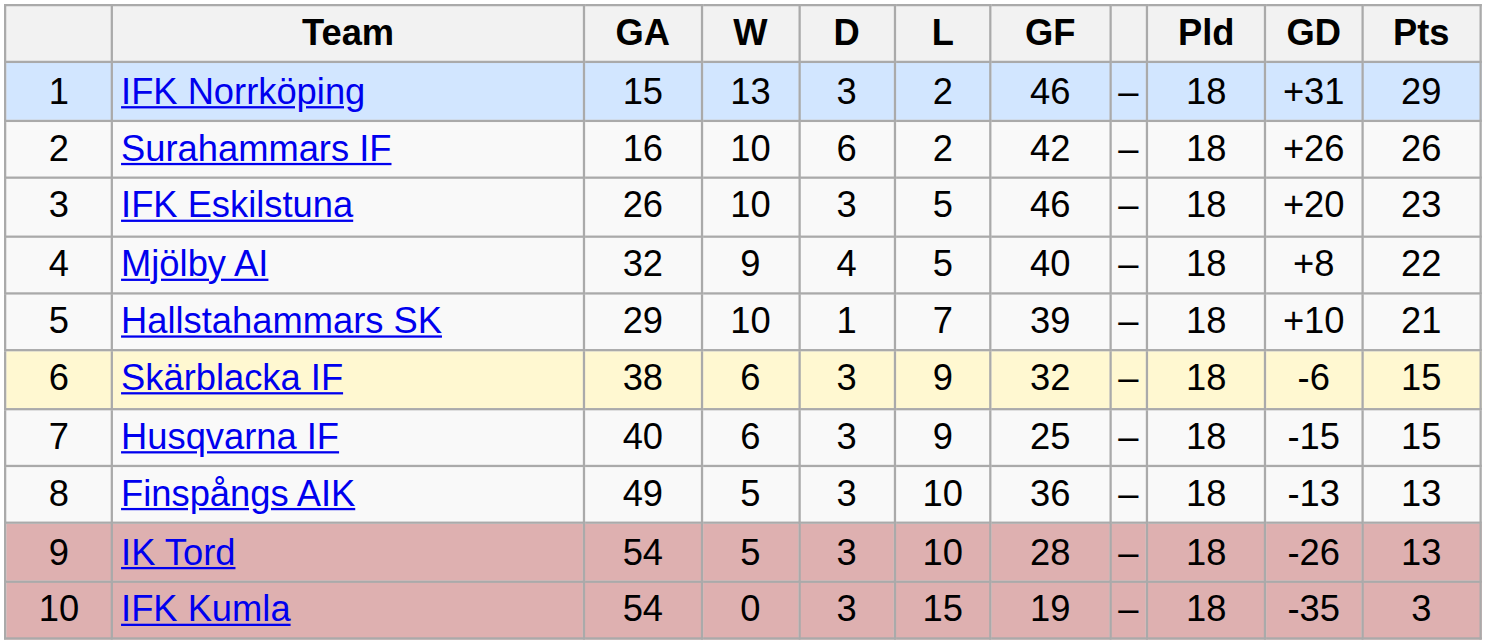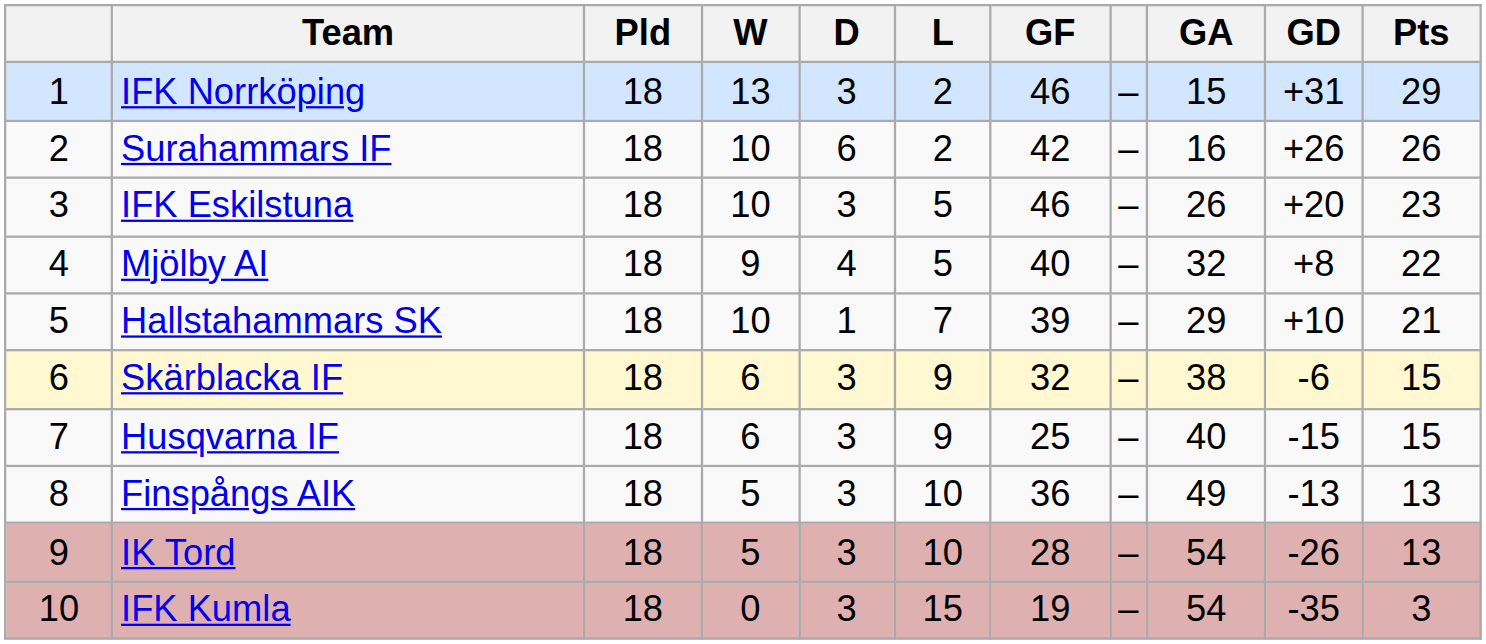columns swapped: (1206, 33) <-> (643, 33)
